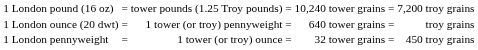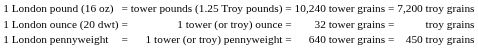(214, 24) 1 tower (or troy) pennyweight -> (230, 24) 1 tower (or troy) ounce
(347, 24) 640 tower grains -> (350, 24) 32 tower grains
(230, 39) 1 tower (or troy) ounce -> (214, 39) 1 tower (or troy) pennyweight
(350, 39) 32 tower grains -> (347, 39) 640 tower grains
